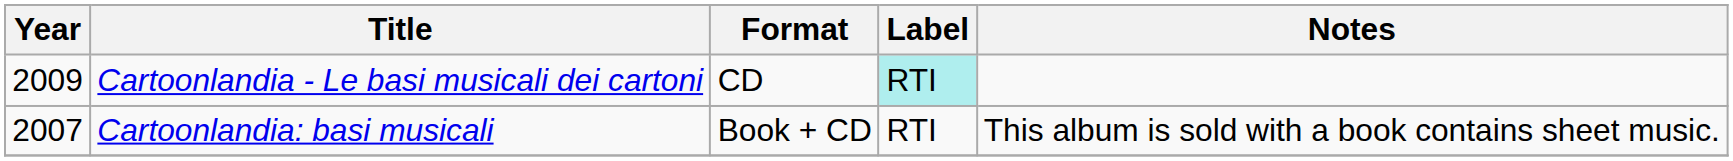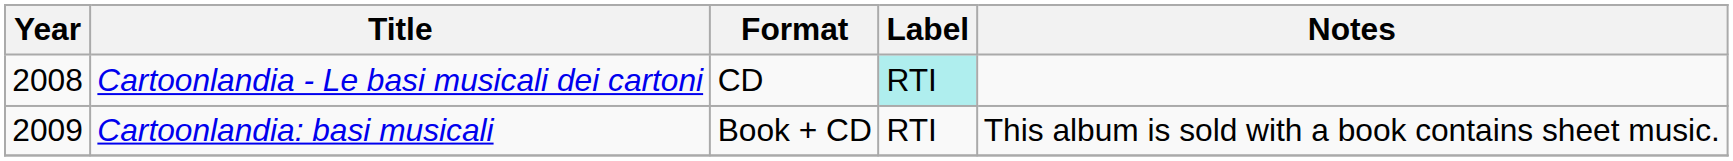(48, 79) 2009 -> (48, 79) 2008
(48, 130) 2007 -> (48, 130) 2009
